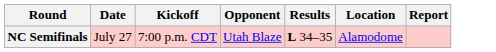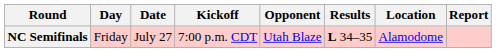+ column: (111, 15)
